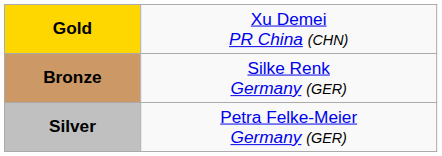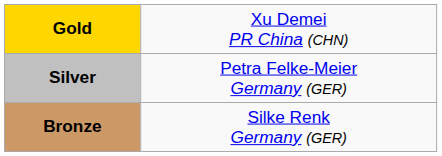rows swapped: (72, 126) <-> (72, 77)
